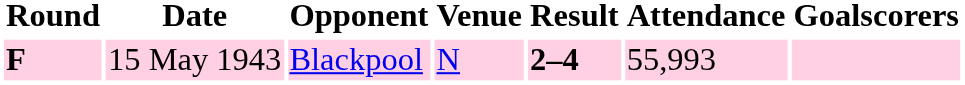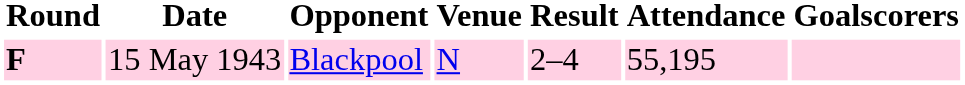(554, 59) bold -> (554, 59) normal
(671, 59) 55,993 -> (671, 59) 55,195
